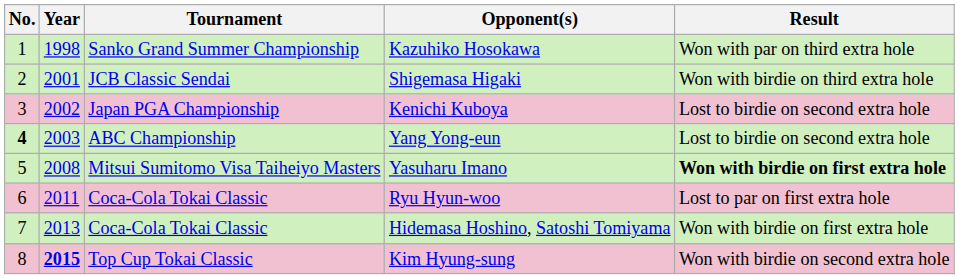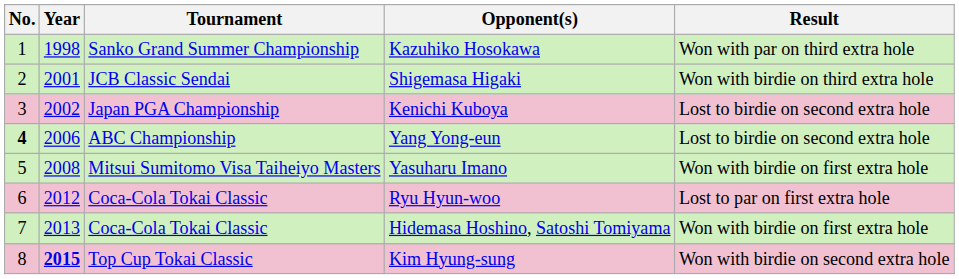(62, 138) 2003 -> (62, 138) 2006
(812, 168) bold -> (804, 168) normal
(62, 198) 2011 -> (62, 198) 2012
